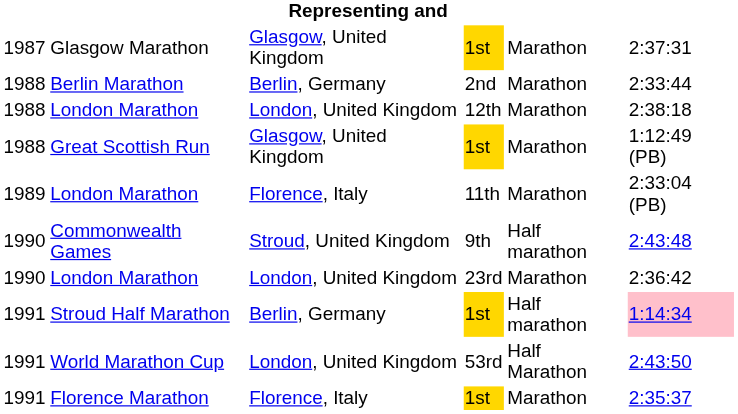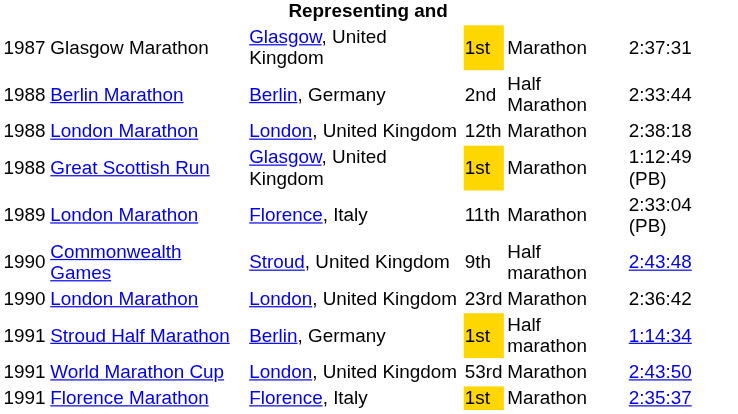(547, 84) Marathon -> (547, 94) Half Marathon
(660, 314) pink background -> (660, 335) no background
(547, 361) Half Marathon -> (547, 372) Marathon
